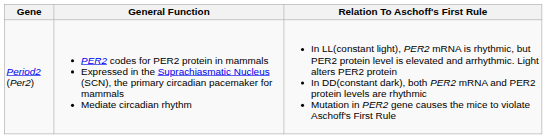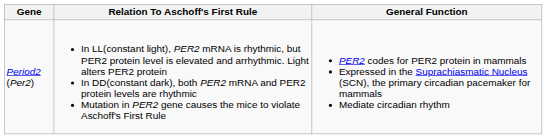columns swapped: (169, 12) <-> (413, 12)
